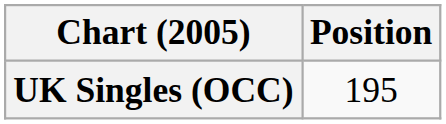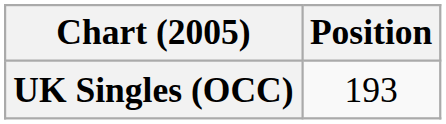(371, 88) 195 -> (371, 88) 193
